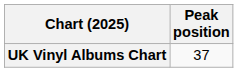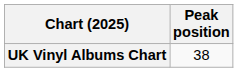(201, 55) 37 -> (201, 55) 38
